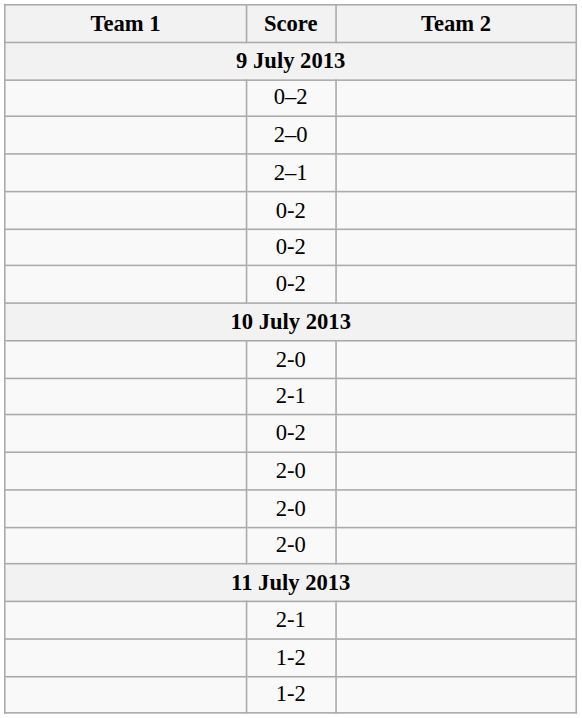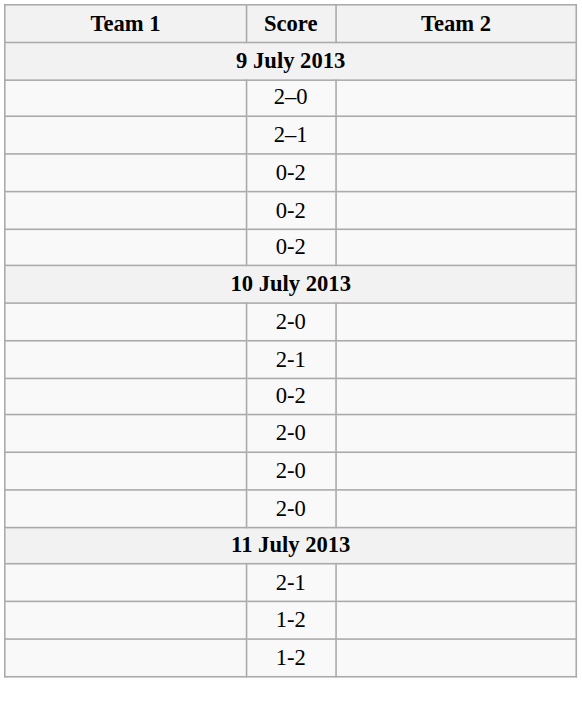- row: (125, 98)
